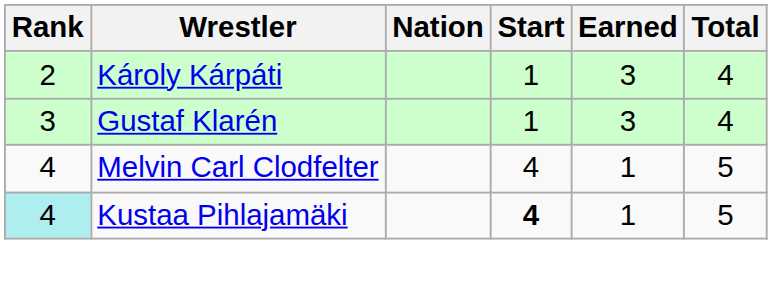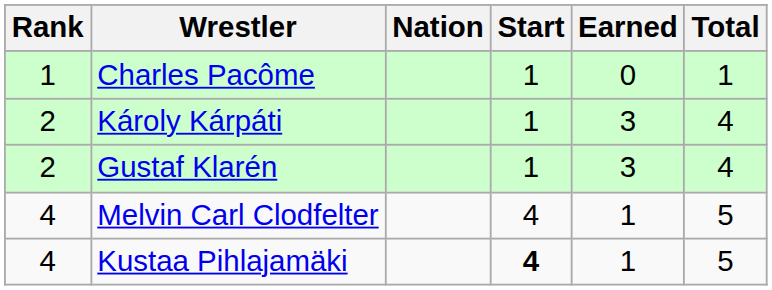+ row: (206, 74)
(48, 121) 3 -> (48, 167) 2
(48, 214) paleturquoise background -> (48, 261) no background
